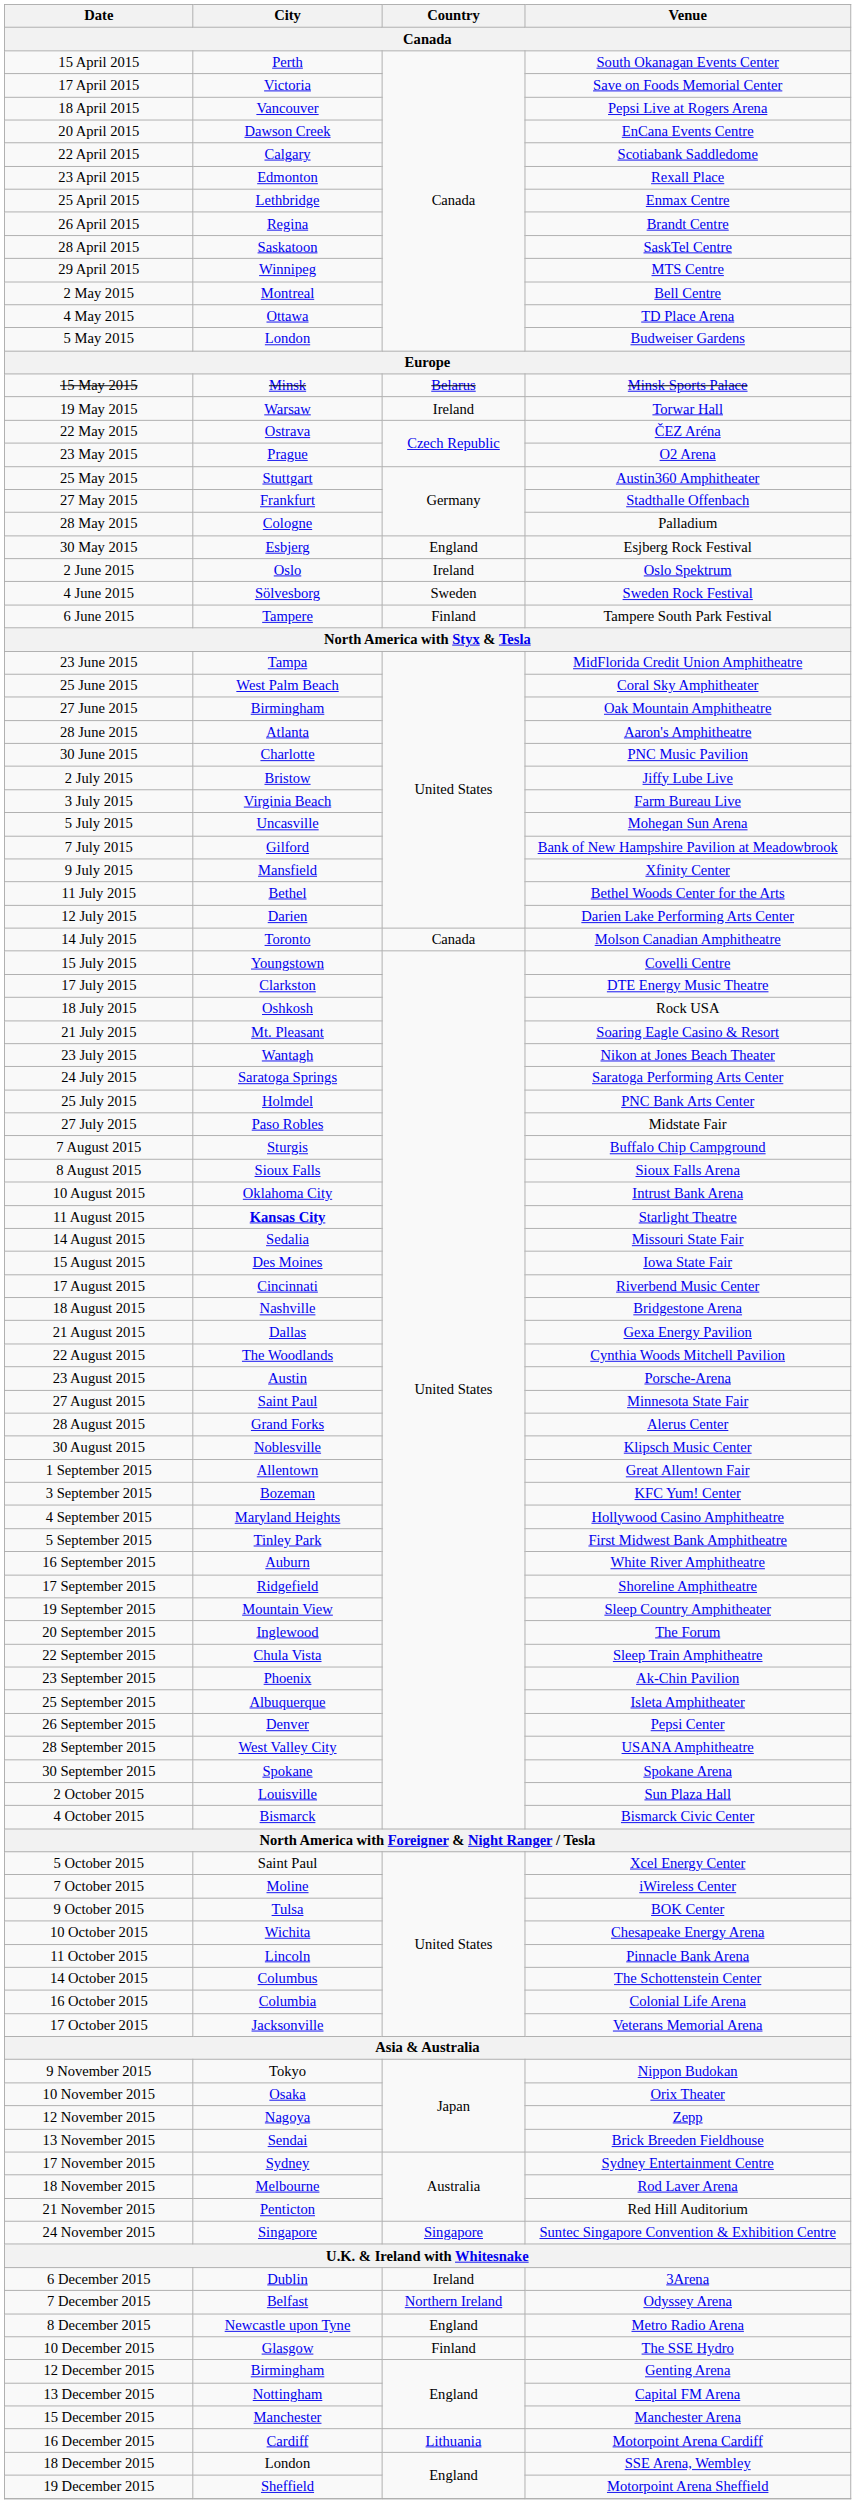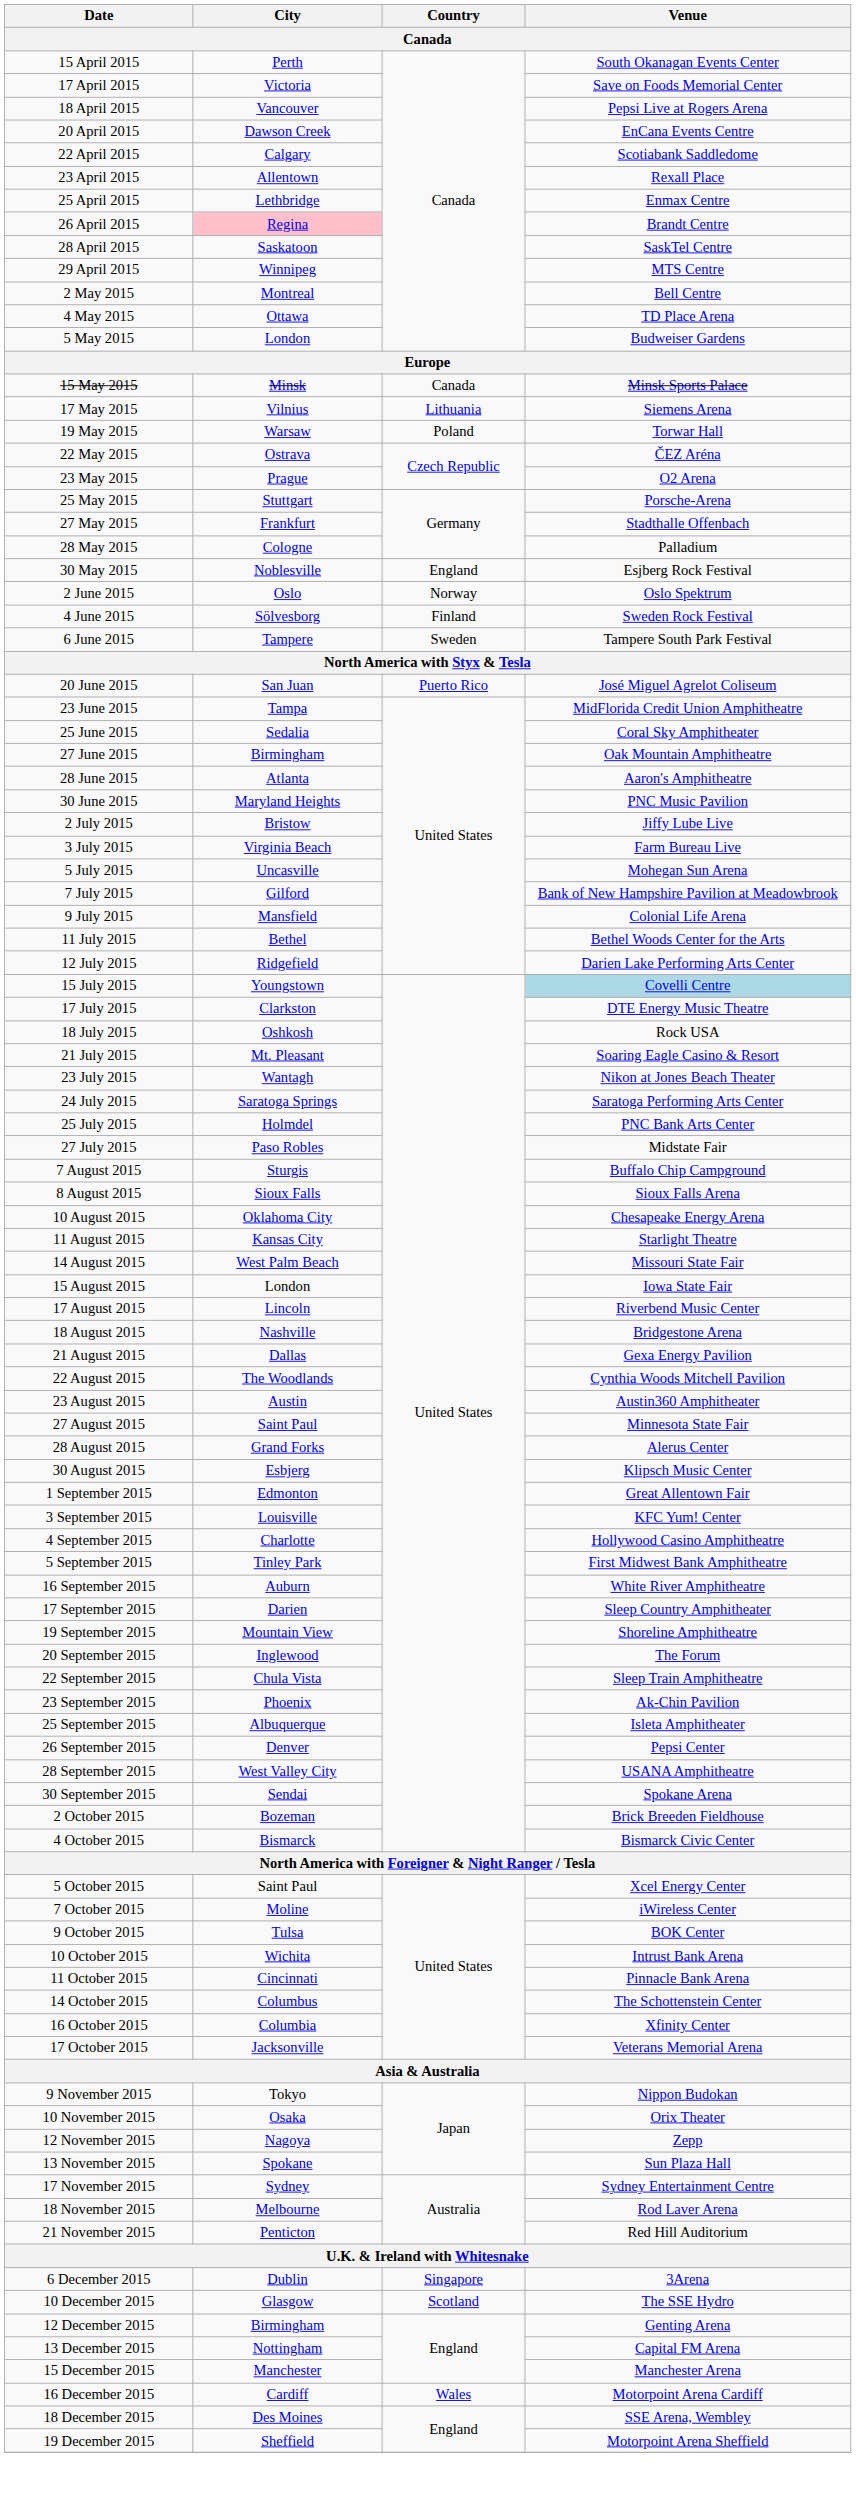(288, 177) Edmonton -> (288, 177) Allentown
(288, 223) no background -> (288, 223) pink background
(453, 385) Belarus -> (453, 385) Canada
+ row: (99, 408)
(453, 408) Ireland -> (453, 431) Poland
(688, 477) Austin360 Amphitheater -> (688, 500) Porsche-Arena
(288, 547) Esbjerg -> (288, 570) Noblesville
(453, 570) Ireland -> (453, 593) Norway
(453, 593) Sweden -> (453, 616) Finland
(453, 616) Finland -> (453, 639) Sweden
+ row: (99, 685)
(288, 685) West Palm Beach -> (288, 731) Sedalia
(288, 754) Charlotte -> (288, 801) Maryland Heights
(688, 870) Xfinity Center -> (688, 916) Colonial Life Arena
(288, 916) Darien -> (288, 962) Ridgefield
- row: (99, 939)
(688, 962) no background -> (688, 985) lightblue background
(688, 1193) Intrust Bank Arena -> (688, 1216) Chesapeake Energy Arena
(288, 1216) bold -> (288, 1239) normal
(288, 1239) Sedalia -> (288, 1262) West Palm Beach
(288, 1262) Des Moines -> (288, 1286) London
(288, 1286) Cincinnati -> (288, 1309) Lincoln
(688, 1378) Porsche-Arena -> (688, 1401) Austin360 Amphitheater
(288, 1447) Noblesville -> (288, 1470) Esbjerg
(288, 1470) Allentown -> (288, 1493) Edmonton
(288, 1493) Bozeman -> (288, 1516) Louisville
(288, 1516) Maryland Heights -> (288, 1540) Charlotte
(288, 1586) Ridgefield -> (288, 1609) Darien
(688, 1586) Shoreline Amphitheatre -> (688, 1609) Sleep Country Amphitheater
(688, 1609) Sleep Country Amphitheater -> (688, 1632) Shoreline Amphitheatre
(288, 1770) Spokane -> (288, 1794) Sendai
(288, 1794) Louisville -> (288, 1817) Bozeman
(688, 1794) Sun Plaza Hall -> (688, 1817) Brick Breeden Fieldhouse
(688, 1932) Chesapeake Energy Arena -> (688, 1955) Intrust Bank Arena
(288, 1955) Lincoln -> (288, 1978) Cincinnati
(688, 2001) Colonial Life Arena -> (688, 2024) Xfinity Center
(288, 2140) Sendai -> (288, 2163) Spokane
(688, 2140) Brick Breeden Fieldhouse -> (688, 2163) Sun Plaza Hall
- row: (99, 2232)
(453, 2278) Ireland -> (453, 2278) Singapore
- row: (99, 2302)
- row: (99, 2325)
(453, 2348) Finland -> (453, 2302) Scotland
(453, 2440) Lithuania -> (453, 2394) Wales
(288, 2463) London -> (288, 2417) Des Moines
